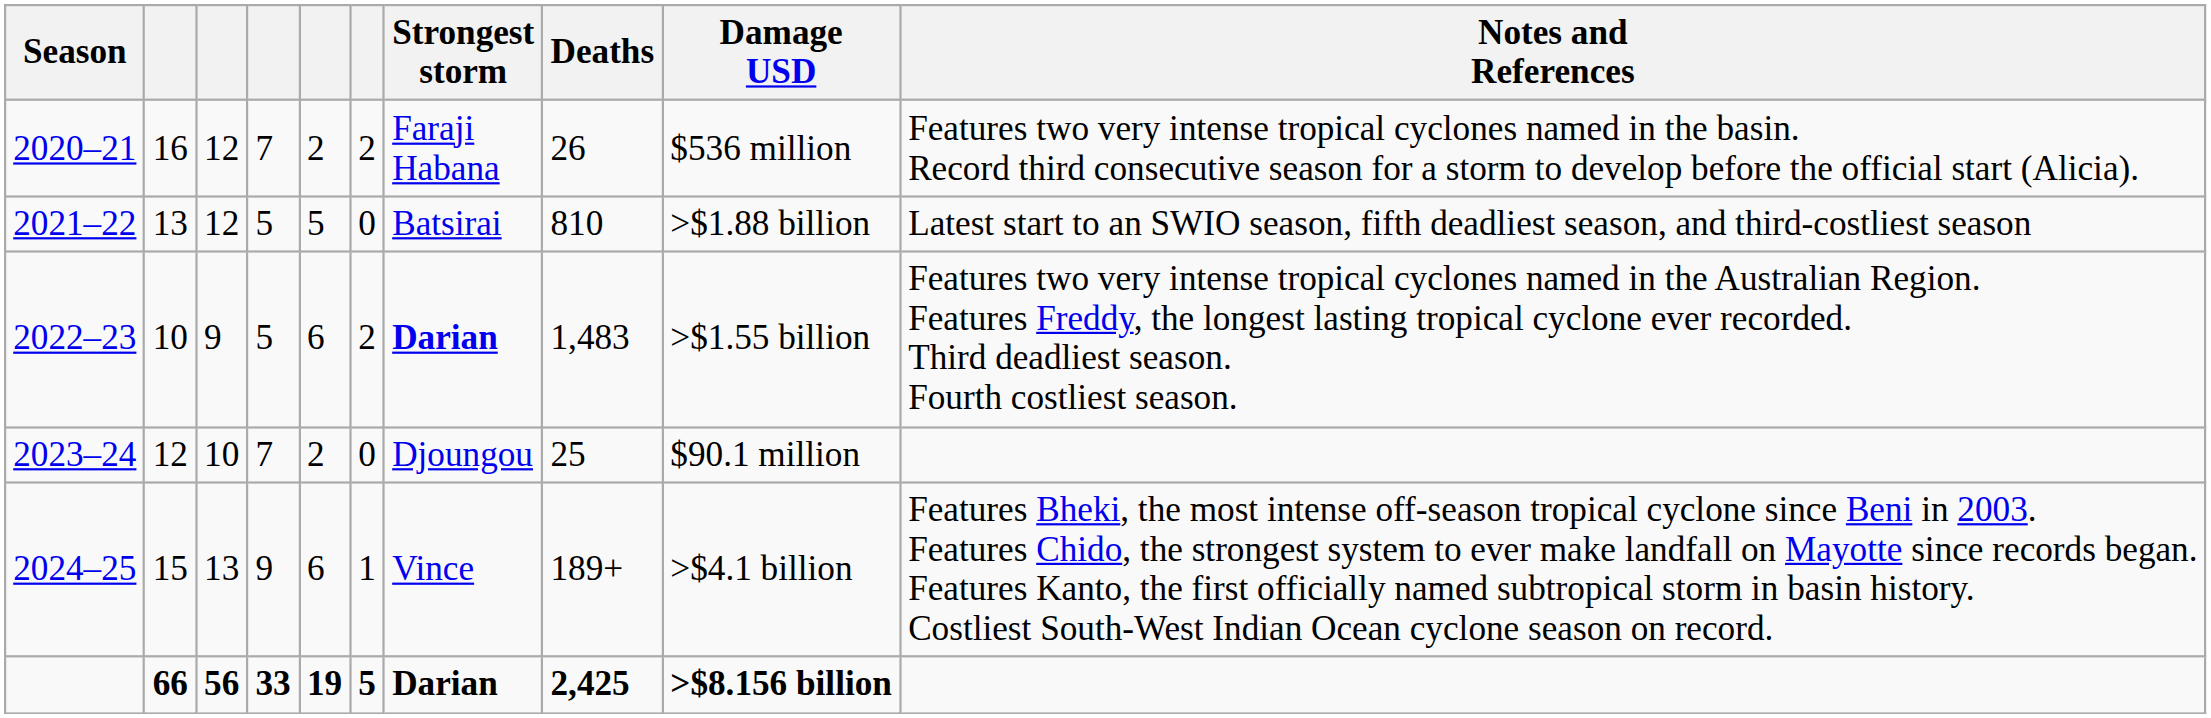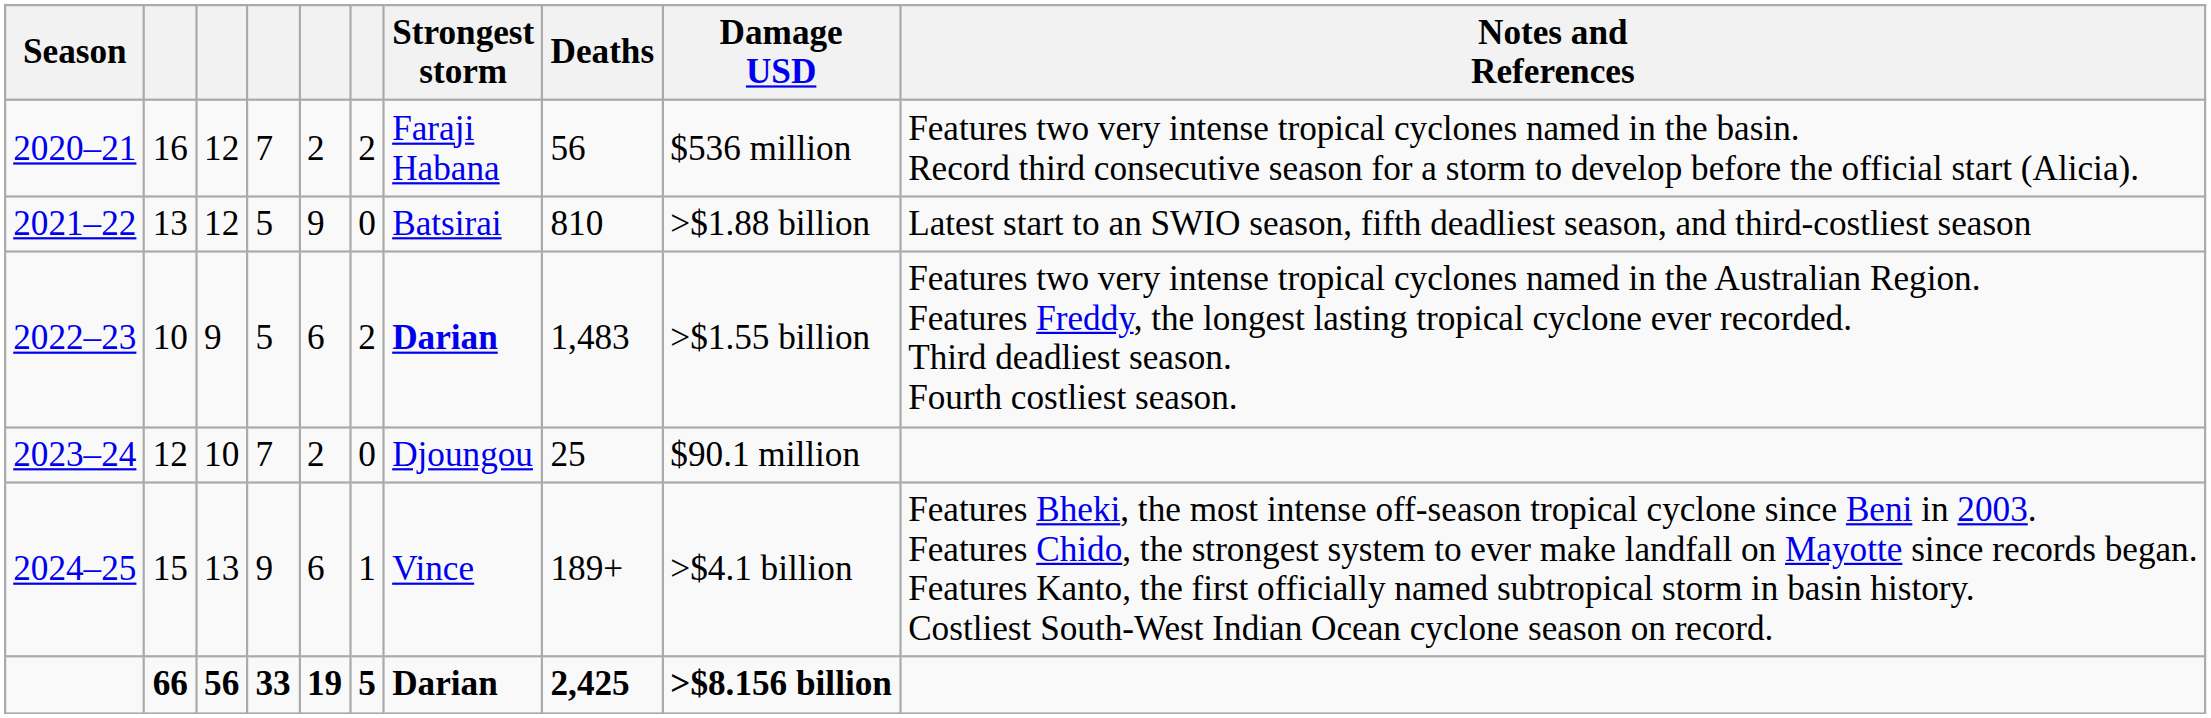(568, 147) 26 -> (568, 147) 56
(316, 223) 5 -> (316, 223) 9
